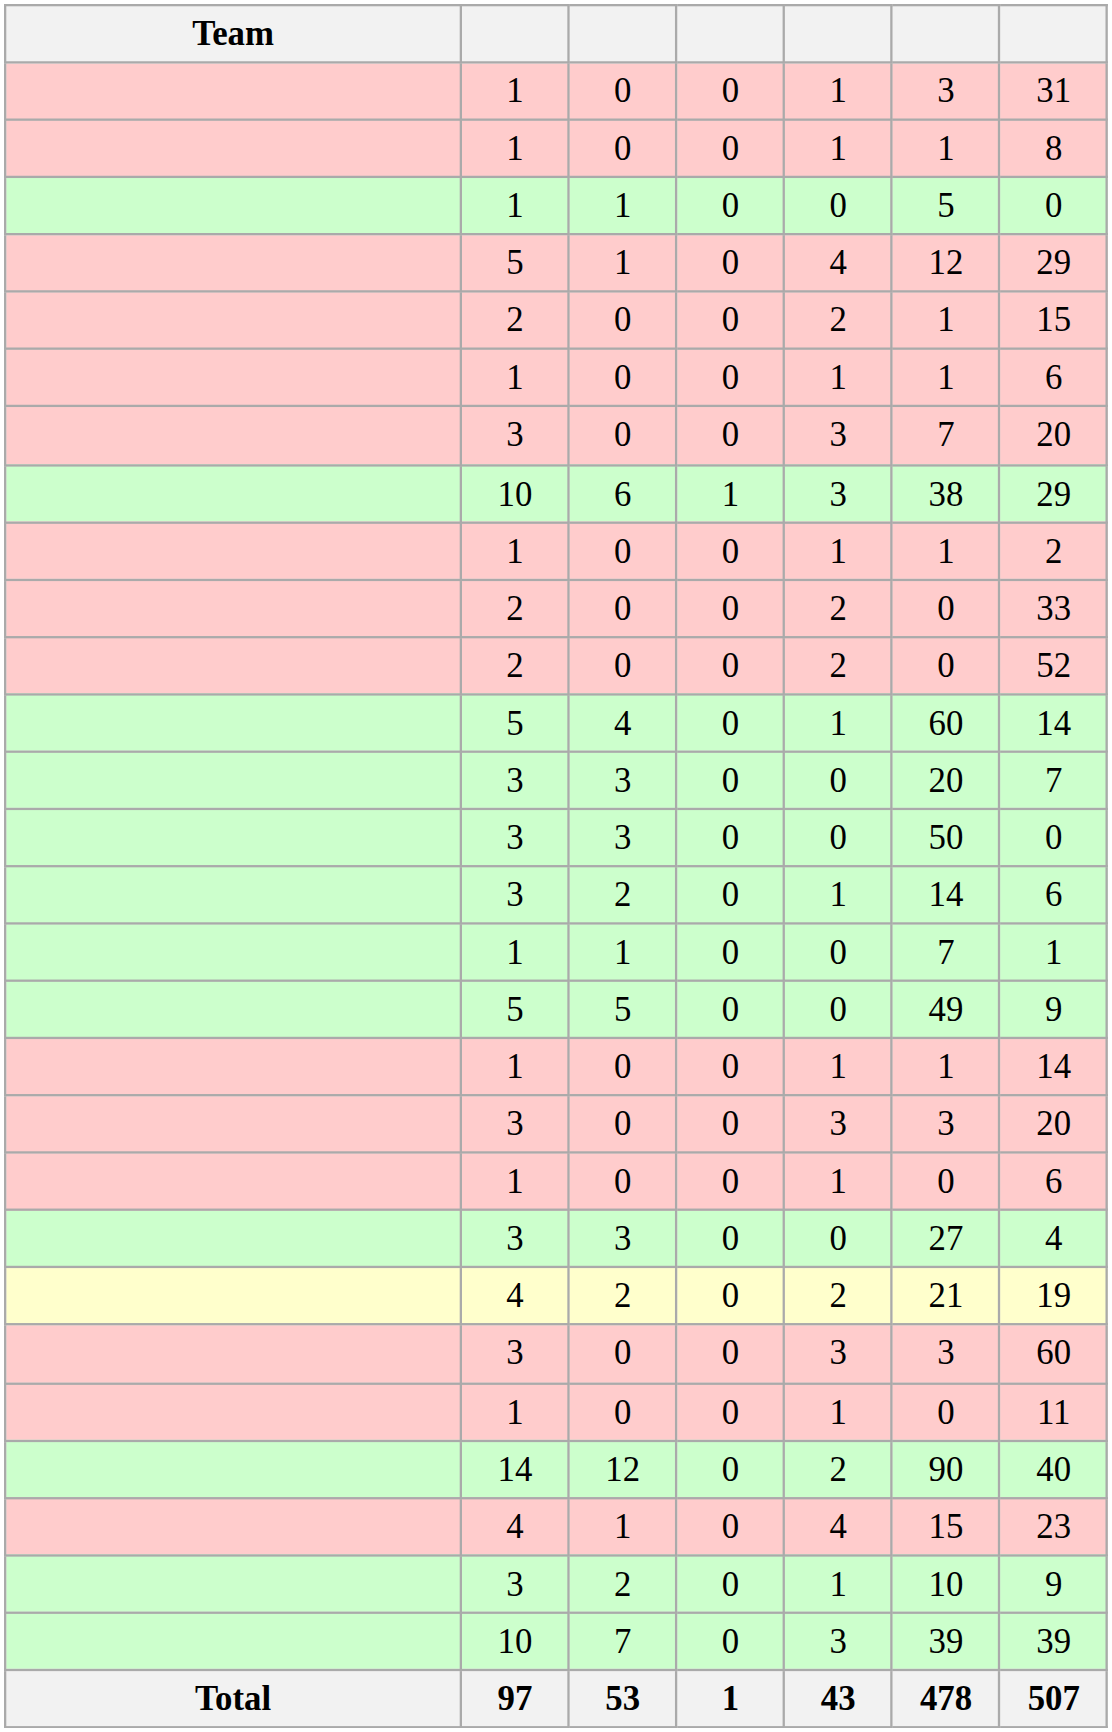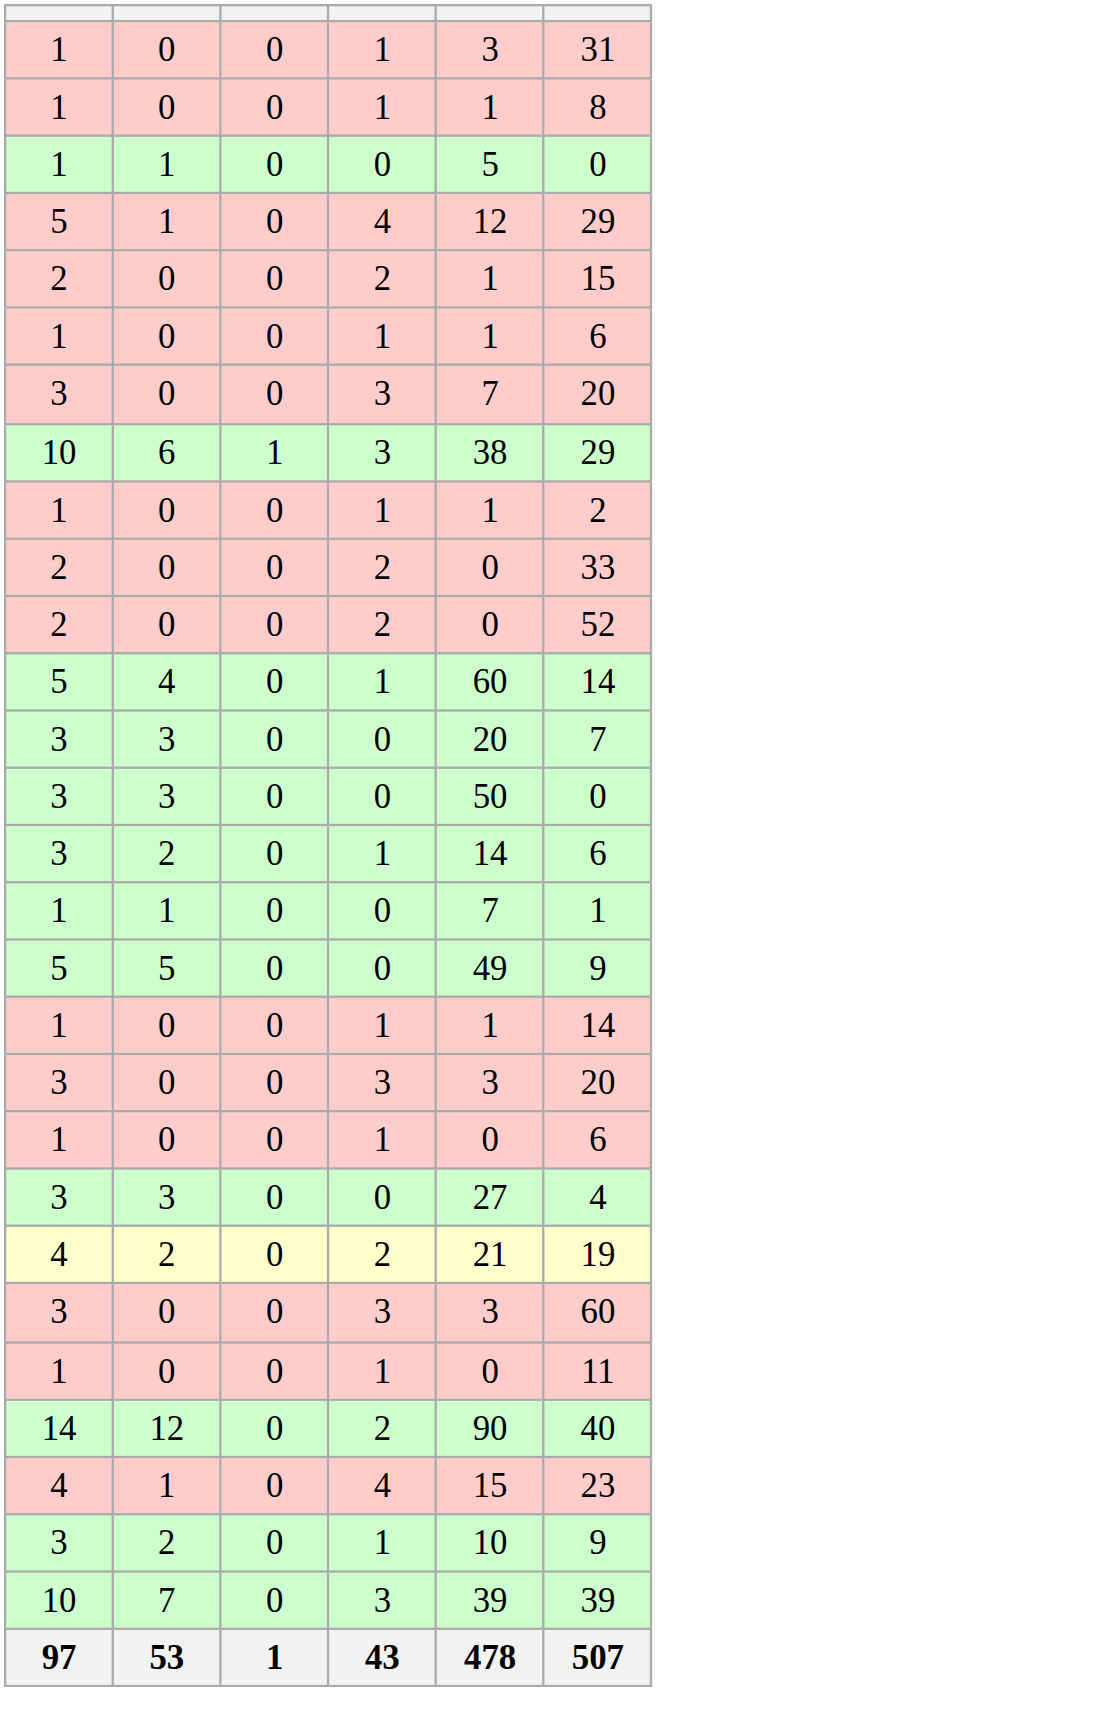- column: (233, 33)
